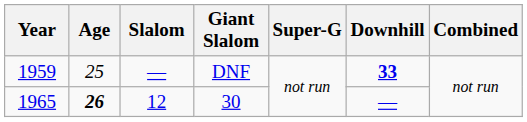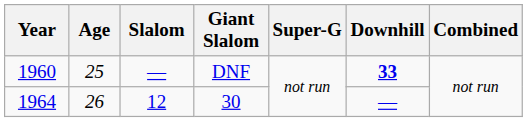(37, 71) 1959 -> (37, 71) 1960
(37, 101) 1965 -> (37, 101) 1964
(94, 101) bold -> (94, 101) normal
